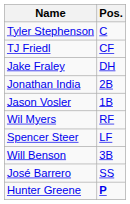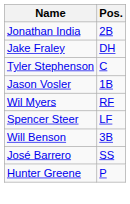rows swapped: (44, 84) <-> (51, 31)
- row: (29, 48)
(103, 191) bold -> (103, 173) normal
